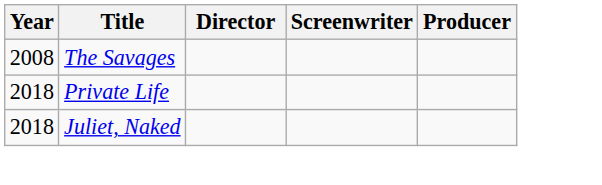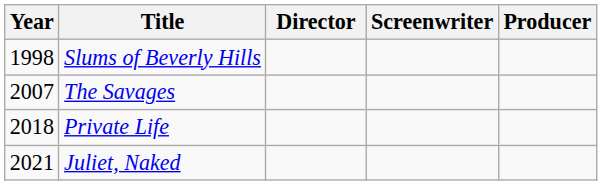+ row: (163, 57)
(32, 57) 2008 -> (32, 92) 2007
(32, 127) 2018 -> (32, 162) 2021
